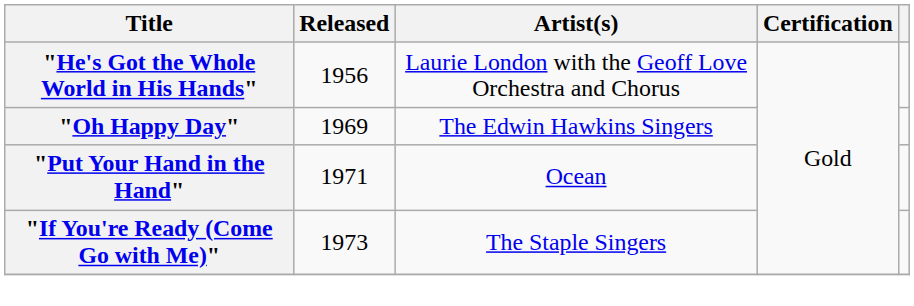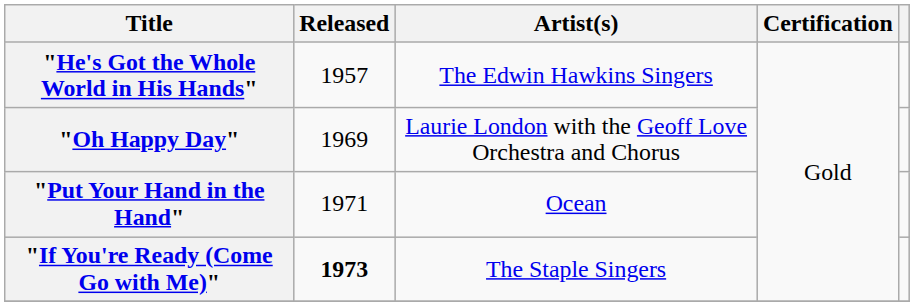(344, 74) 1956 -> (344, 74) 1957
(576, 74) Laurie London with the Geoff Love Orchestra and Chorus -> (576, 74) The Edwin Hawkins Singers
(576, 125) The Edwin Hawkins Singers -> (576, 139) Laurie London with the Geoff Love Orchestra and Chorus
(344, 241) normal -> (344, 268) bold
